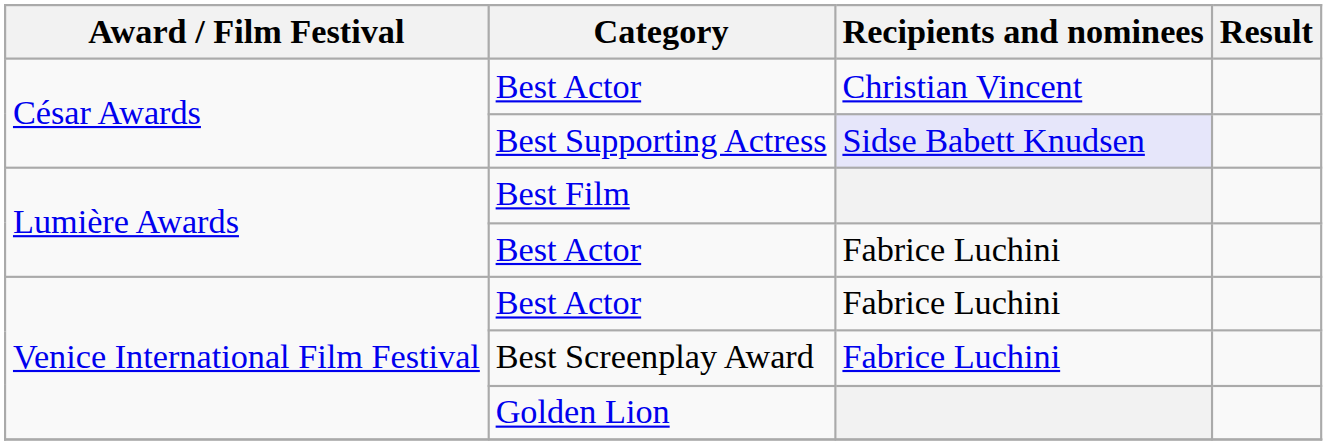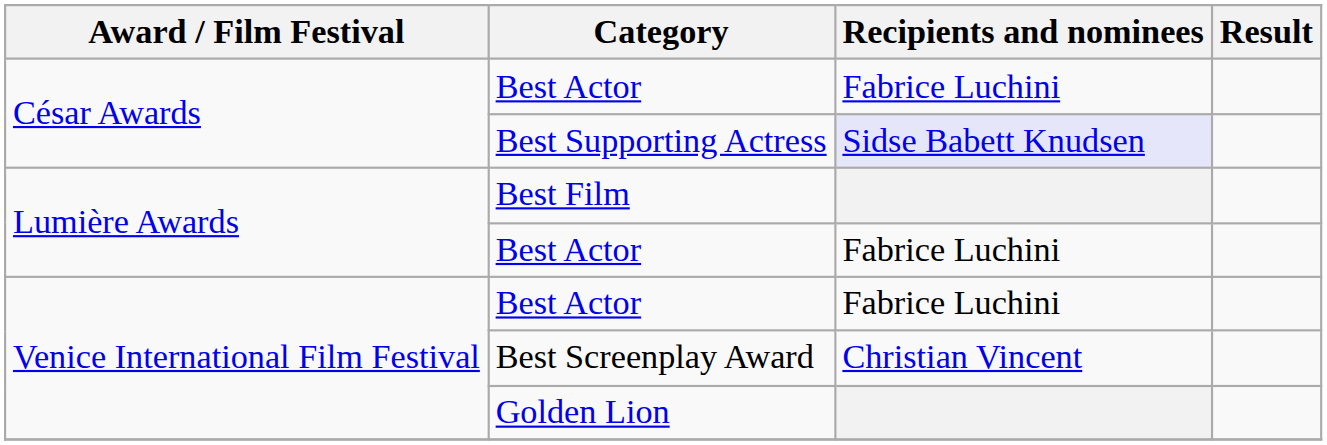(962, 85) Christian Vincent -> (951, 85) Fabrice Luchini
(951, 357) Fabrice Luchini -> (962, 357) Christian Vincent
